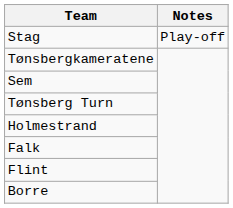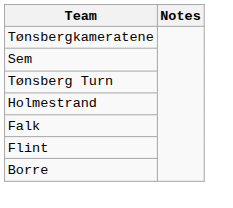- row: (24, 38)
